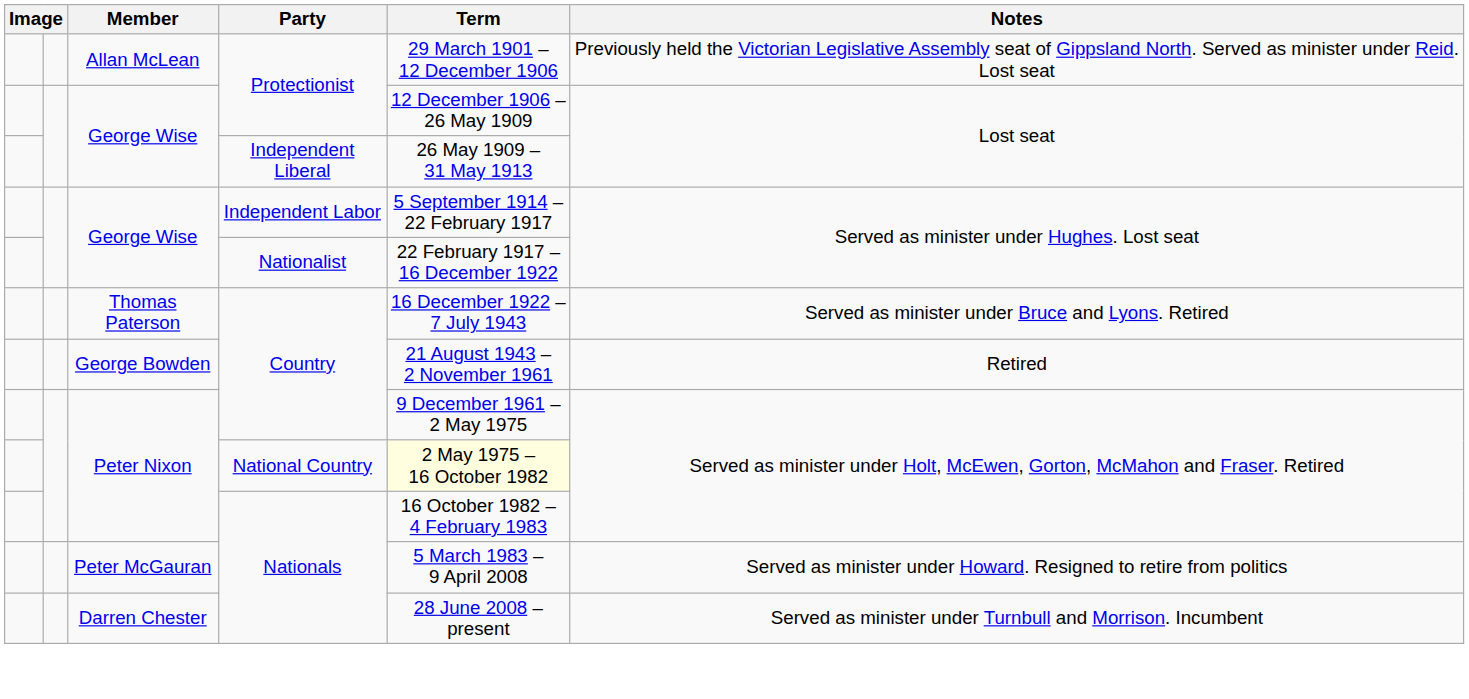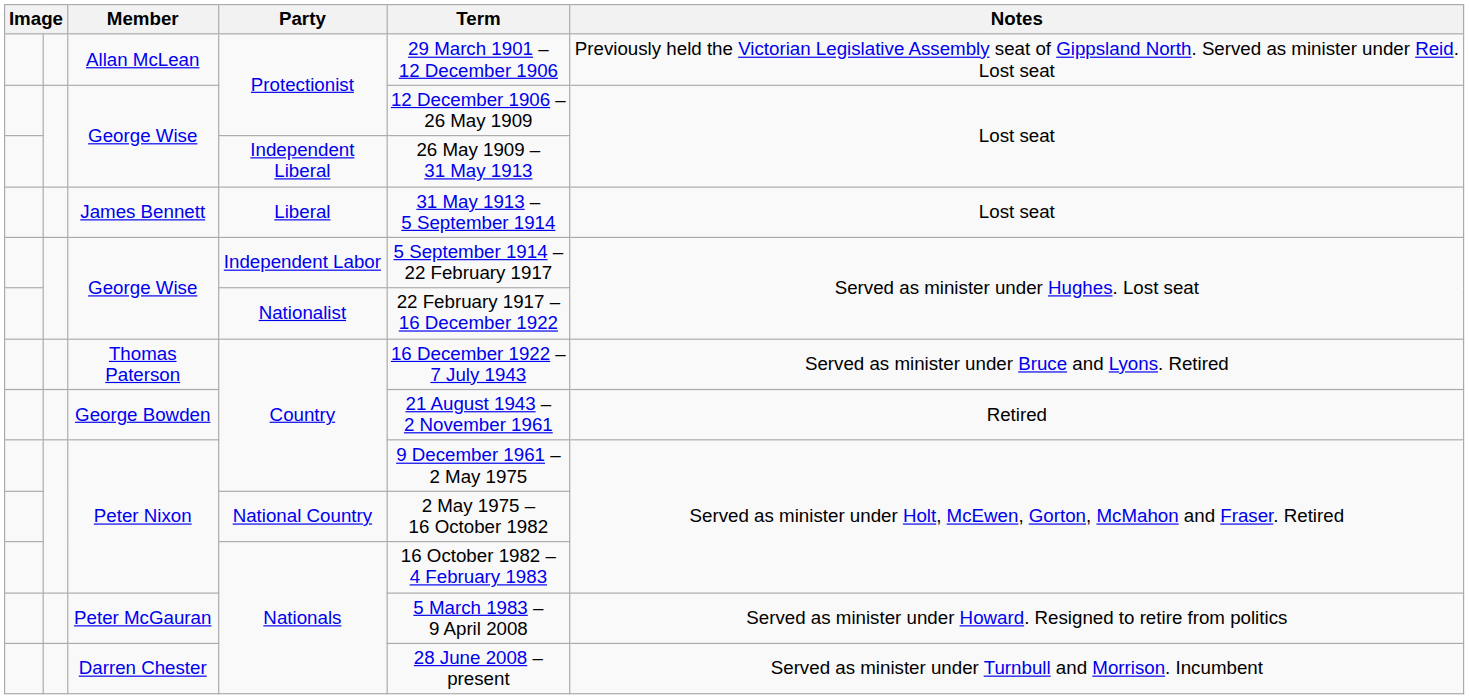+ row: (143, 211)
(478, 465) lightyellow background -> (478, 516) no background
